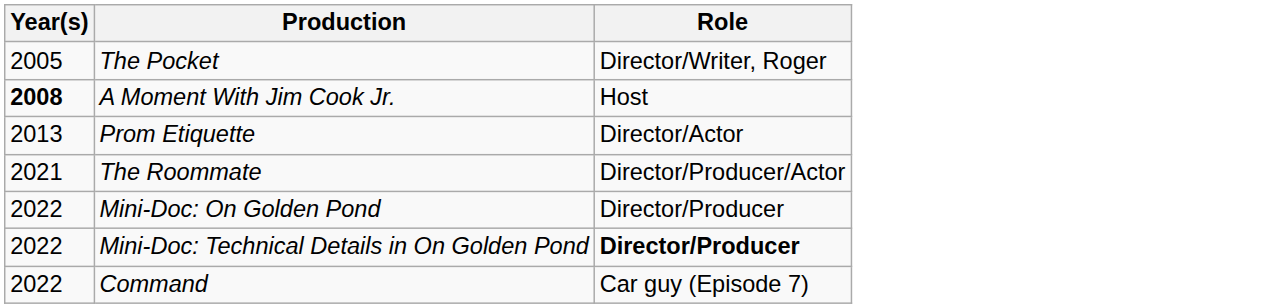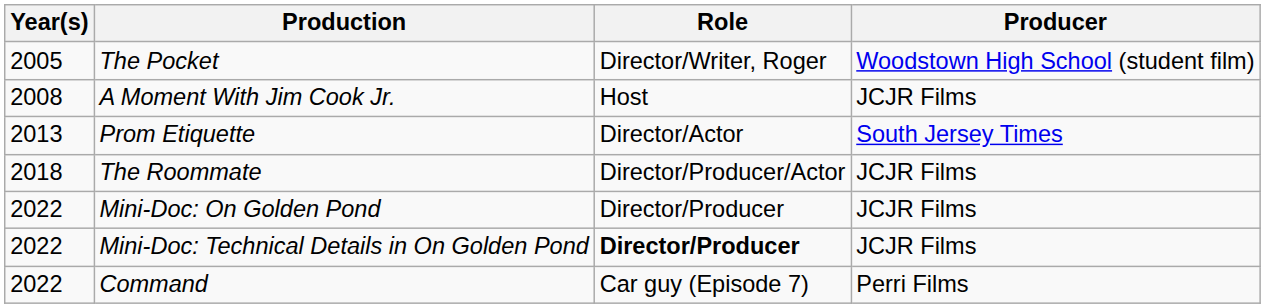+ column: (1055, 23)
(36, 97) bold -> (36, 97) normal
(36, 172) 2021 -> (36, 172) 2018
